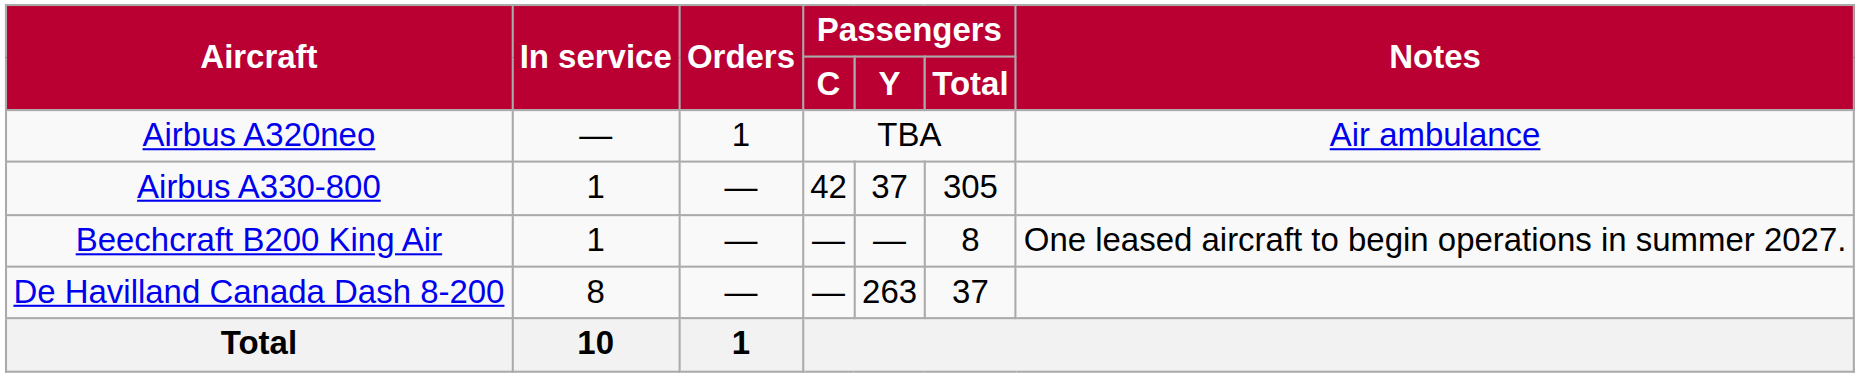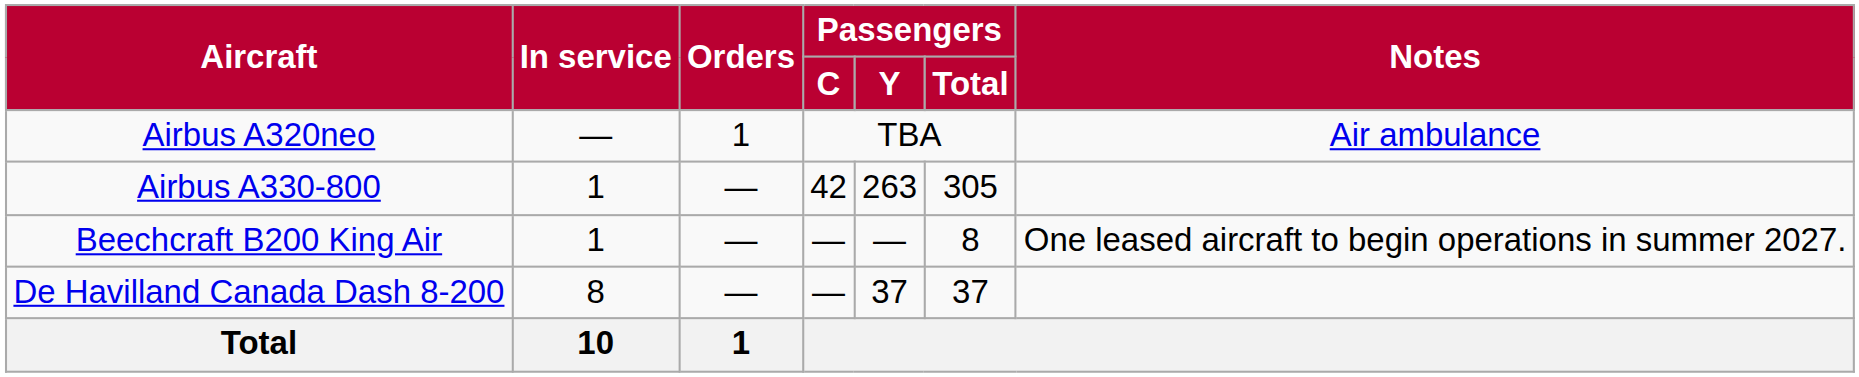(890, 187) 37 -> (890, 187) 263
(890, 291) 263 -> (890, 291) 37
